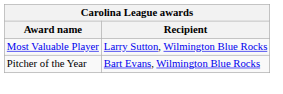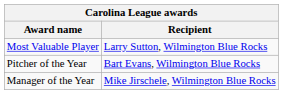+ row: (51, 81)
